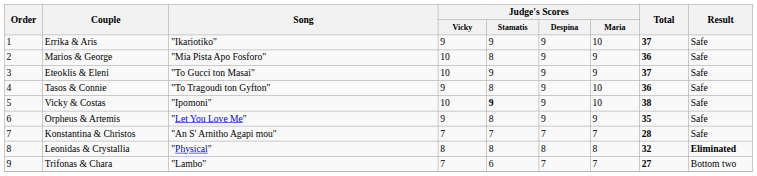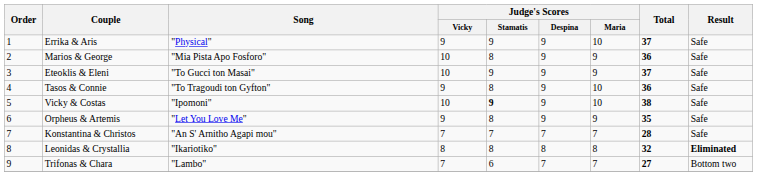(194, 42) "Ikariotiko" -> (191, 42) "Physical"
(191, 149) "Physical" -> (194, 149) "Ikariotiko"
